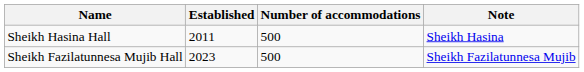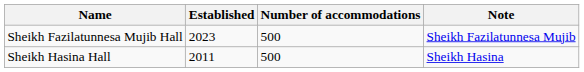rows swapped: (59, 36) <-> (95, 57)
